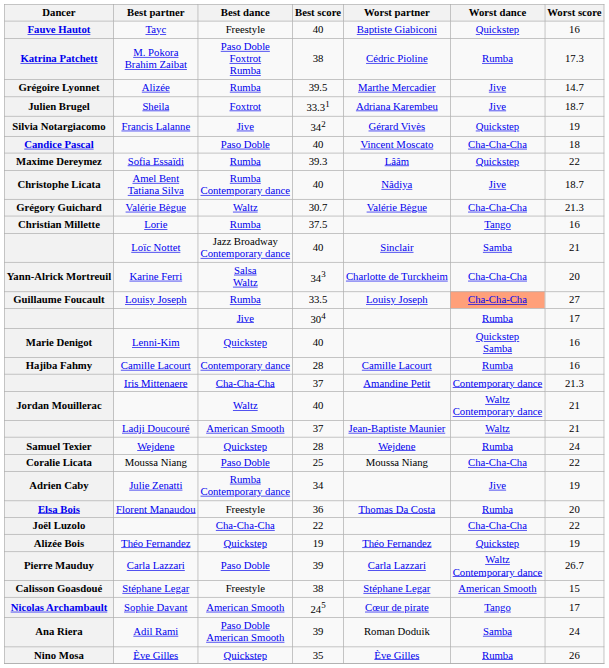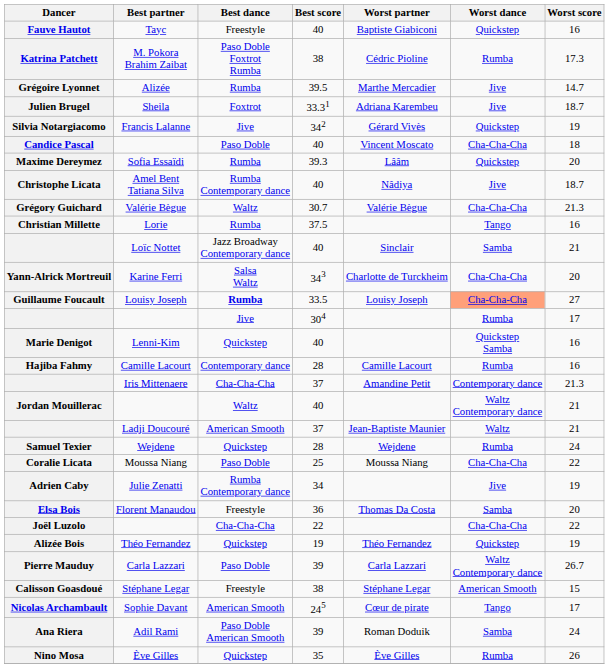(574, 161) 22 -> (574, 161) 20
(245, 300) normal -> (245, 300) bold
(497, 509) Rumba -> (498, 509) Samba
